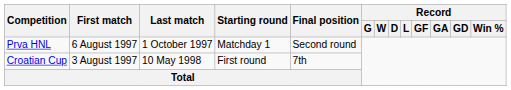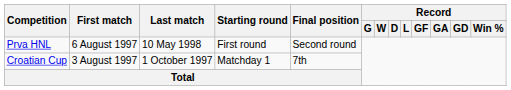(177, 45) 1 October 1997 -> (172, 45) 10 May 1998
(244, 45) Matchday 1 -> (242, 45) First round
(172, 61) 10 May 1998 -> (177, 61) 1 October 1997
(242, 61) First round -> (244, 61) Matchday 1
